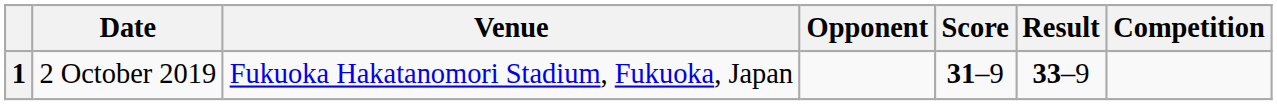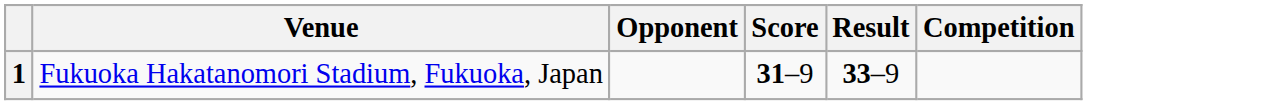- column: (128, 27)
